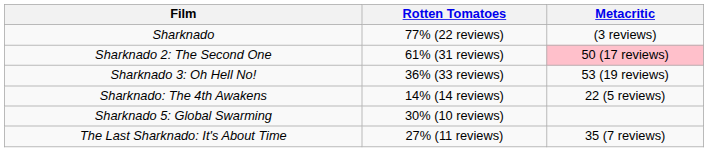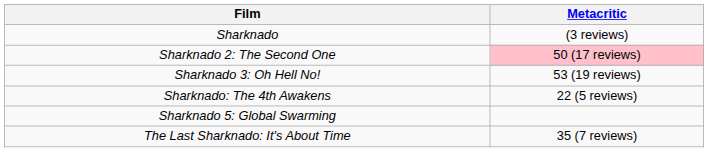- column: (454, 14)
